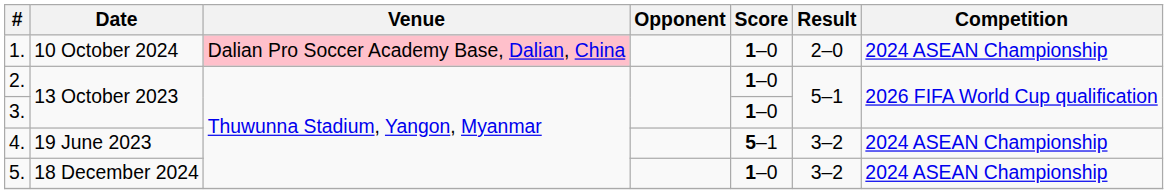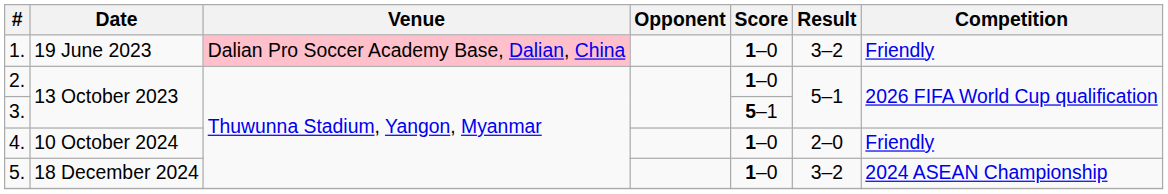(106, 50) 10 October 2024 -> (93, 50) 19 June 2023
(827, 50) 2–0 -> (827, 50) 3–2
(986, 50) 2024 ASEAN Championship -> (900, 50) Friendly
(761, 111) 1–0 -> (761, 111) 5–1
(93, 142) 19 June 2023 -> (106, 142) 10 October 2024
(761, 142) 5–1 -> (761, 142) 1–0
(827, 142) 3–2 -> (827, 142) 2–0
(986, 142) 2024 ASEAN Championship -> (900, 142) Friendly
